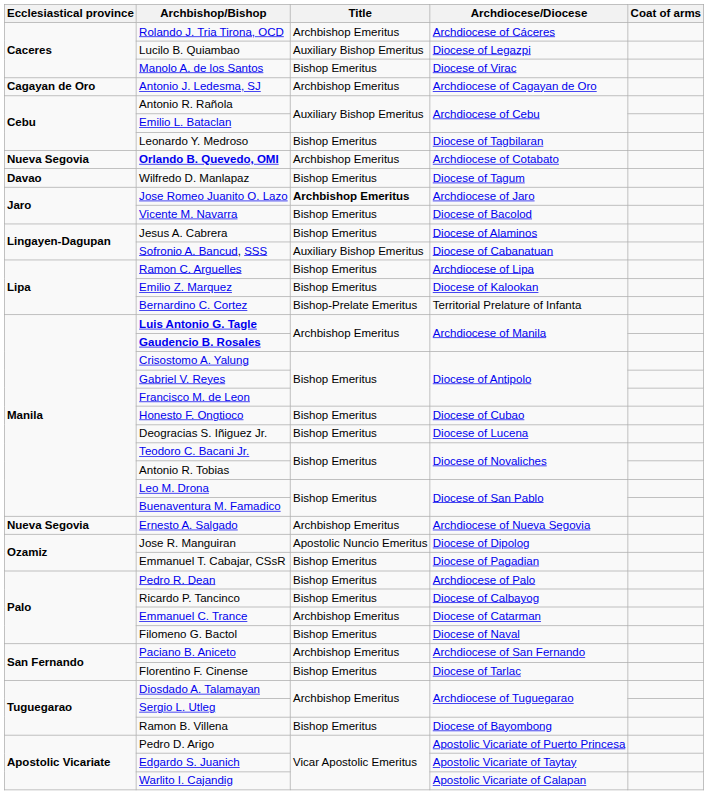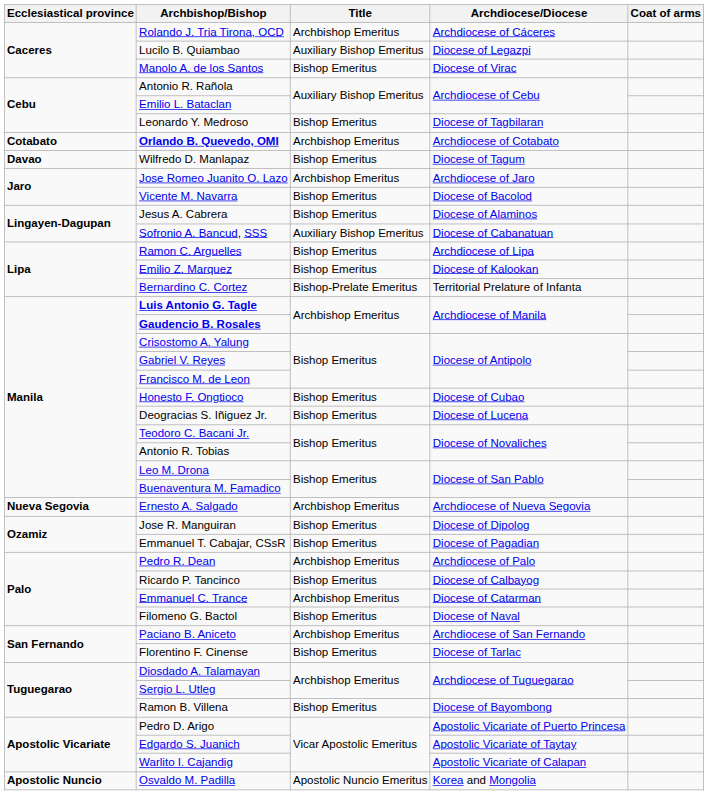- row: (200, 86)
(48, 159) Nueva Segovia -> (32, 141) Cotabato
(351, 196) bold -> (346, 178) normal
(360, 543) Apostolic Nuncio Emeritus -> (335, 525) Bishop Emeritus
(335, 580) Bishop Emeritus -> (346, 561) Archbishop Emeritus
+ row: (187, 780)
